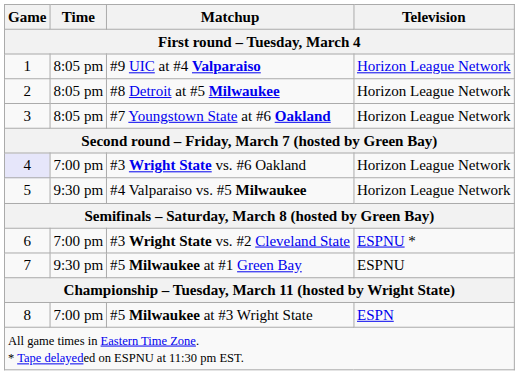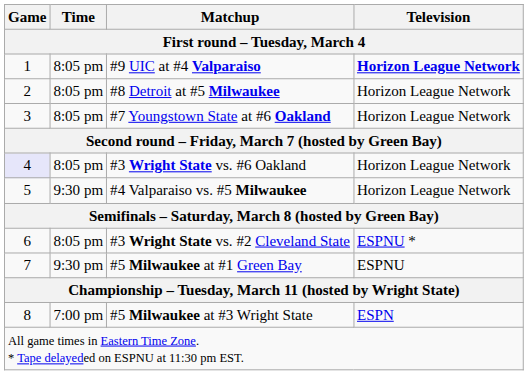(434, 66) normal -> (438, 66) bold
(78, 165) 7:00 pm -> (78, 165) 8:05 pm
(78, 240) 7:00 pm -> (78, 240) 8:05 pm
